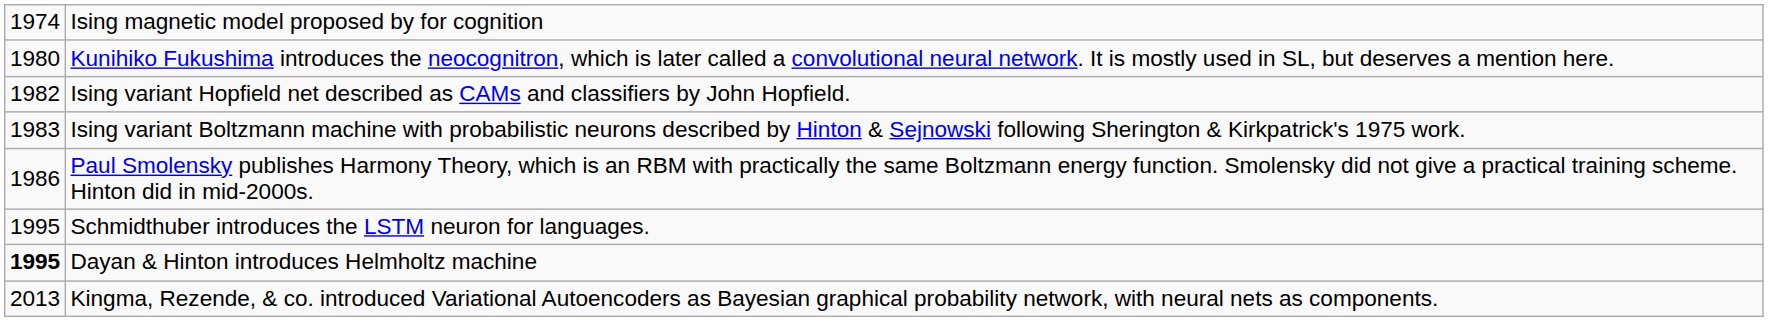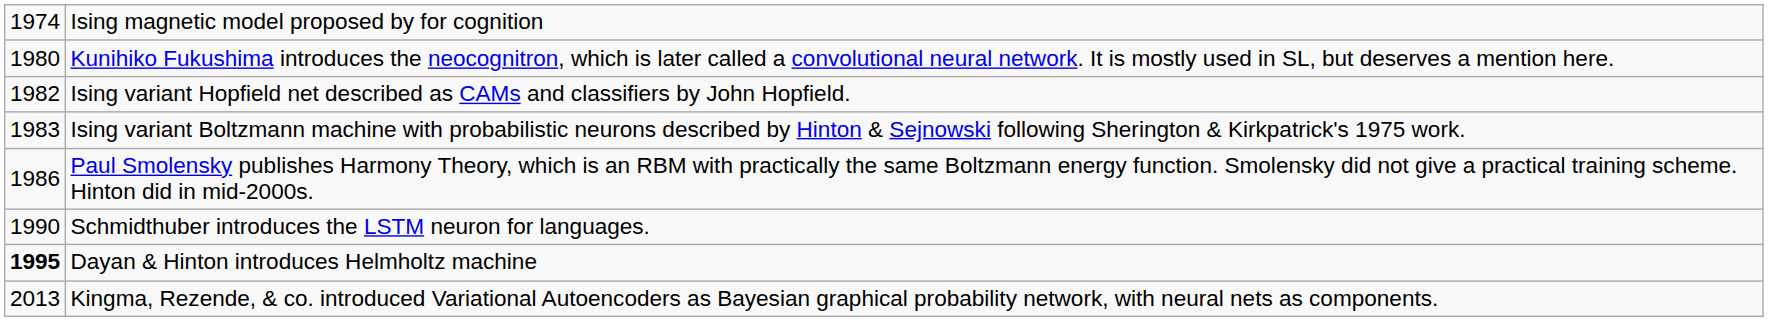(35, 226) 1995 -> (35, 226) 1990
